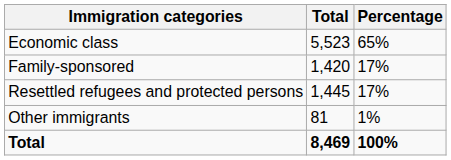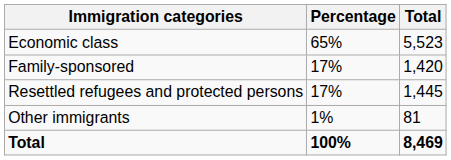columns swapped: (330, 17) <-> (400, 17)
